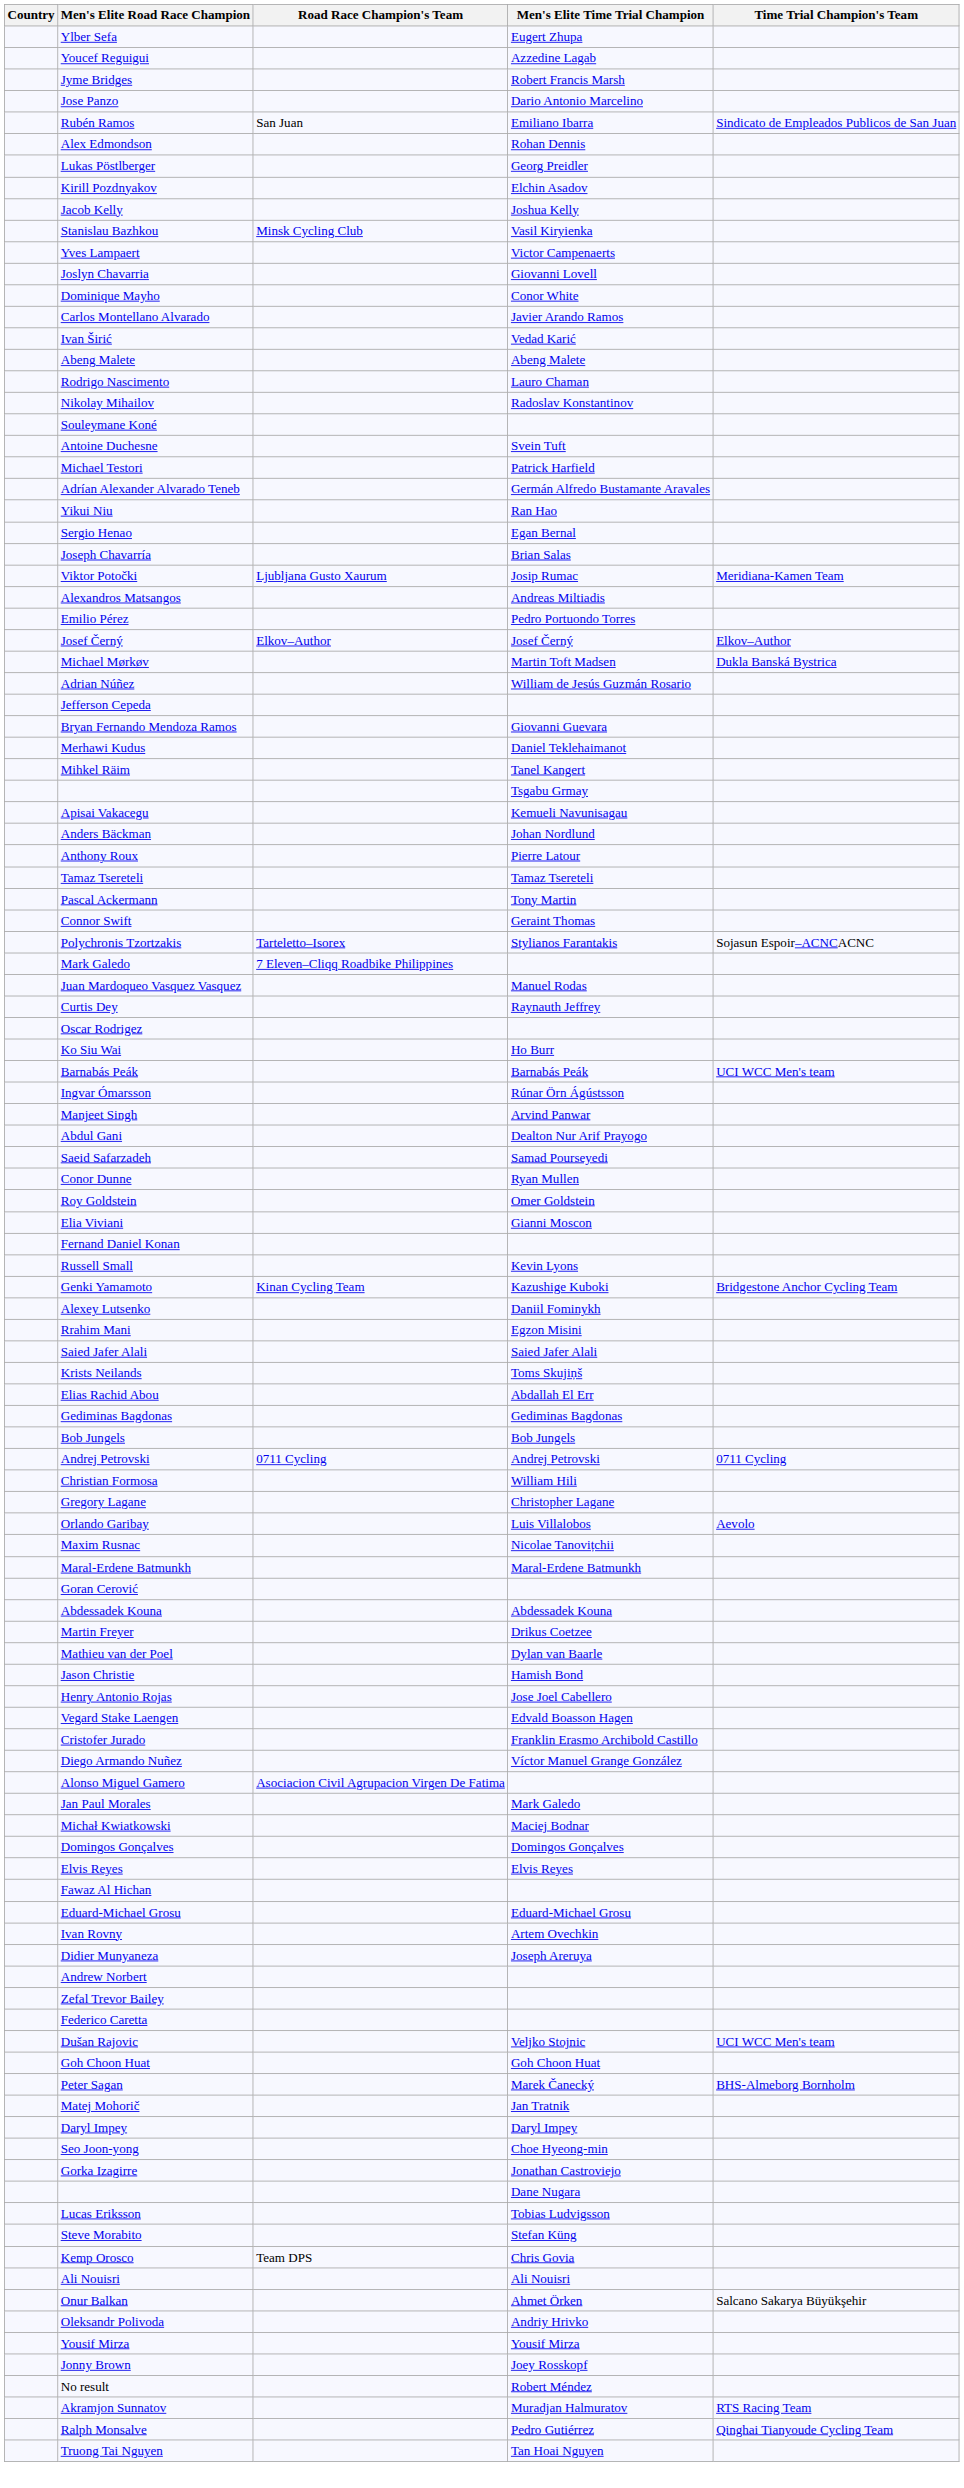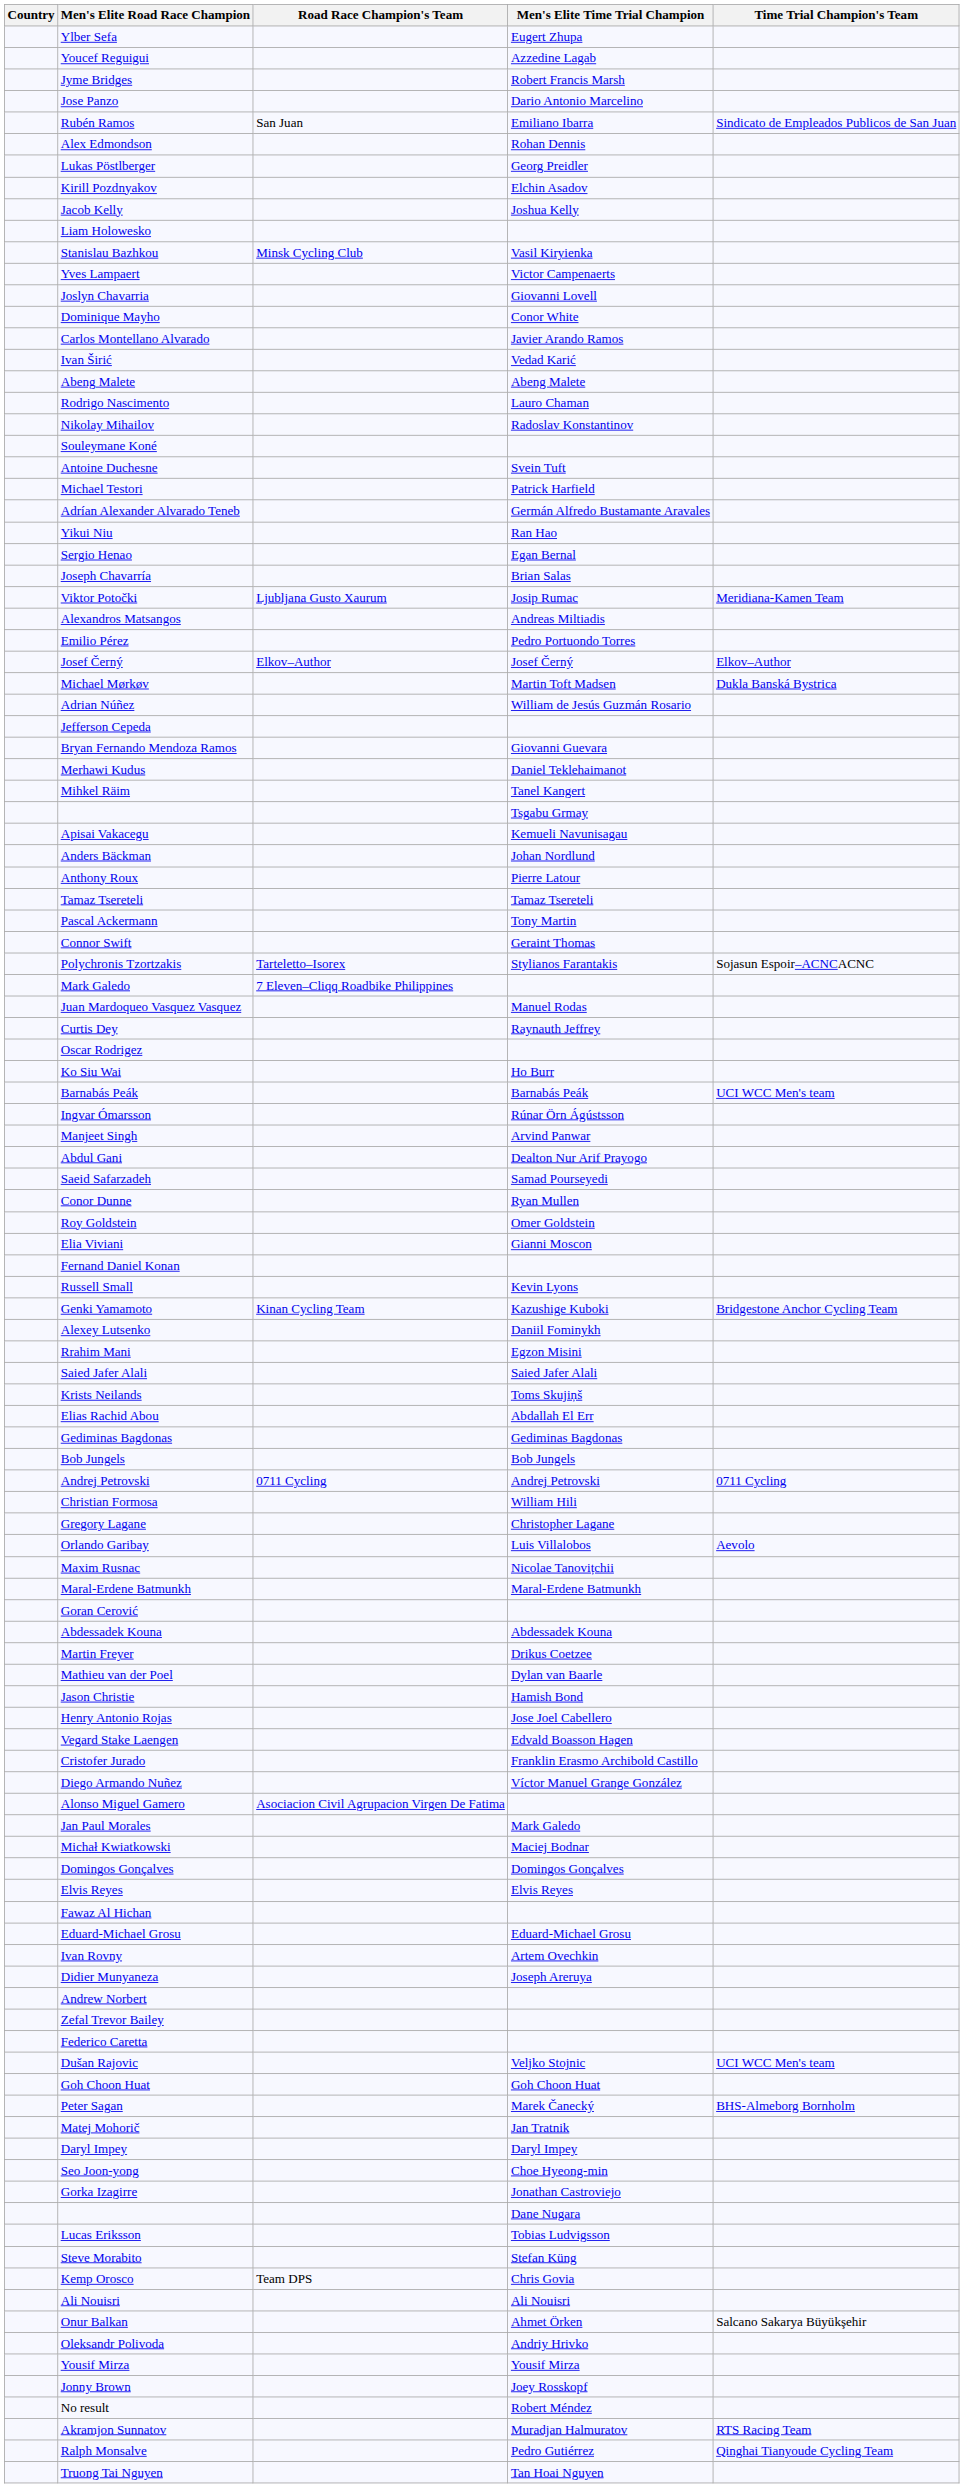+ row: (106, 231)
